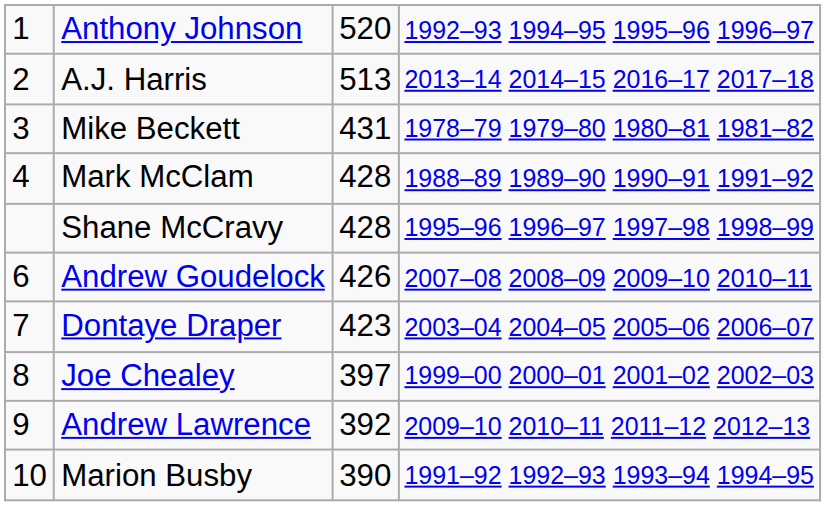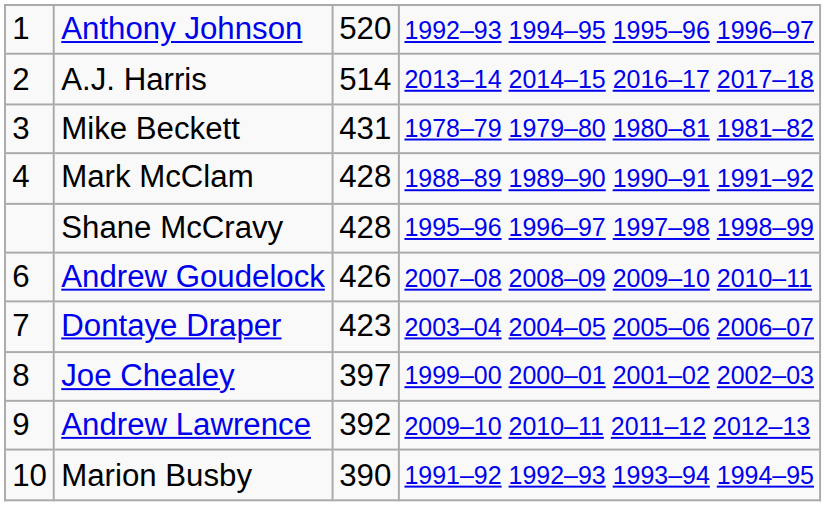(365, 78) 513 -> (365, 78) 514
